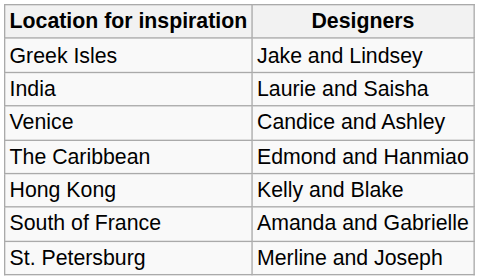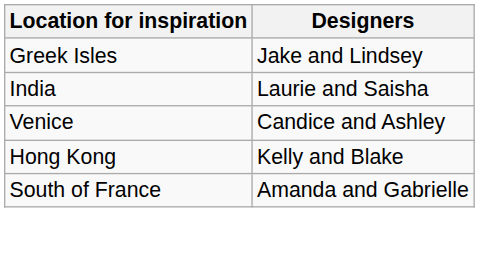- row: (80, 156)
- row: (78, 257)
